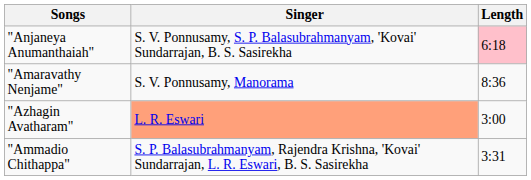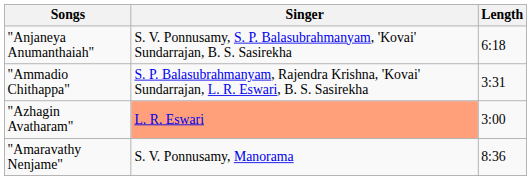(493, 44) pink background -> (493, 44) no background
rows swapped: (44, 82) <-> (39, 156)
